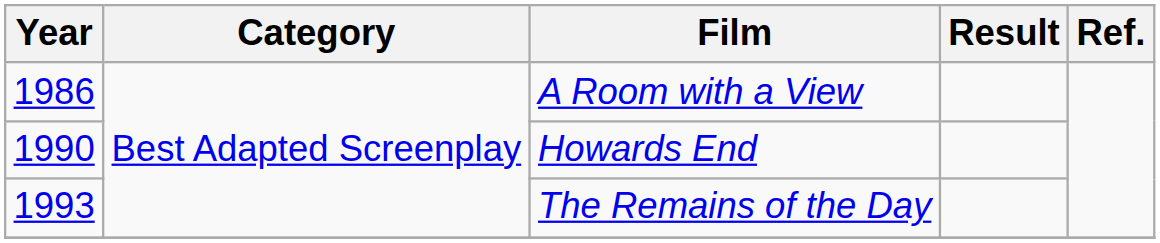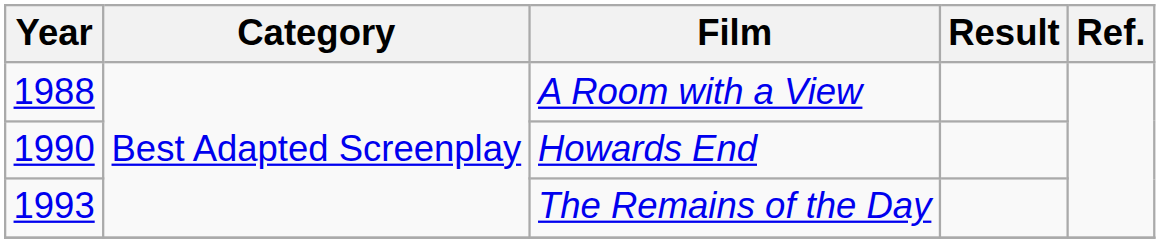(54, 91) 1986 -> (54, 91) 1988
